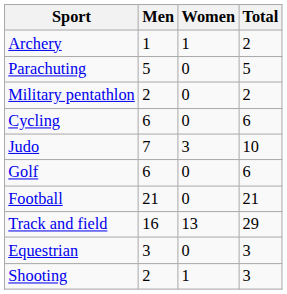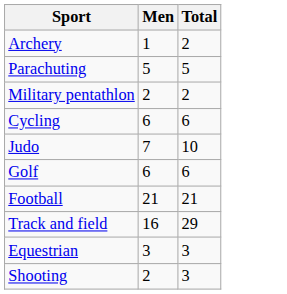- column: (208, 17)
